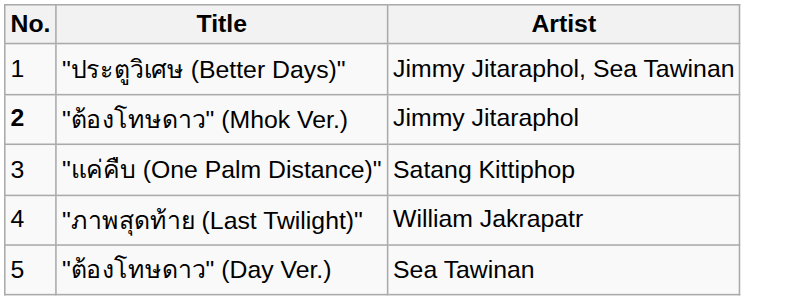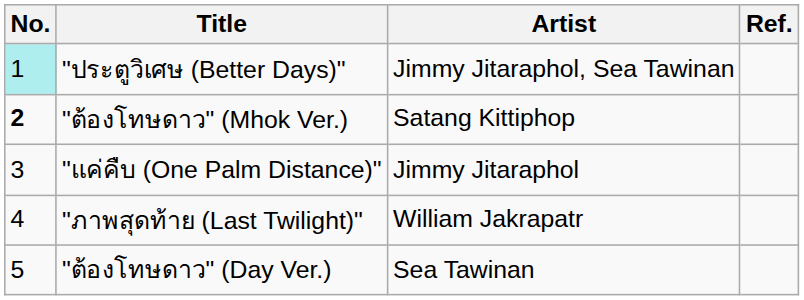+ column: (769, 24)
(17, 68) no background -> (17, 68) paleturquoise background
(486, 119) Jimmy Jitaraphol -> (484, 119) Satang Kittiphop
(484, 169) Satang Kittiphop -> (486, 169) Jimmy Jitaraphol
